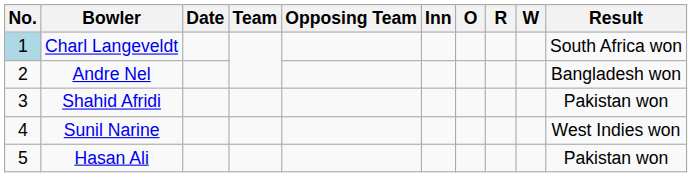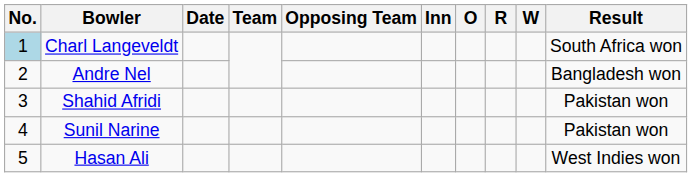(616, 130) West Indies won -> (616, 130) Pakistan won
(616, 158) Pakistan won -> (616, 158) West Indies won
